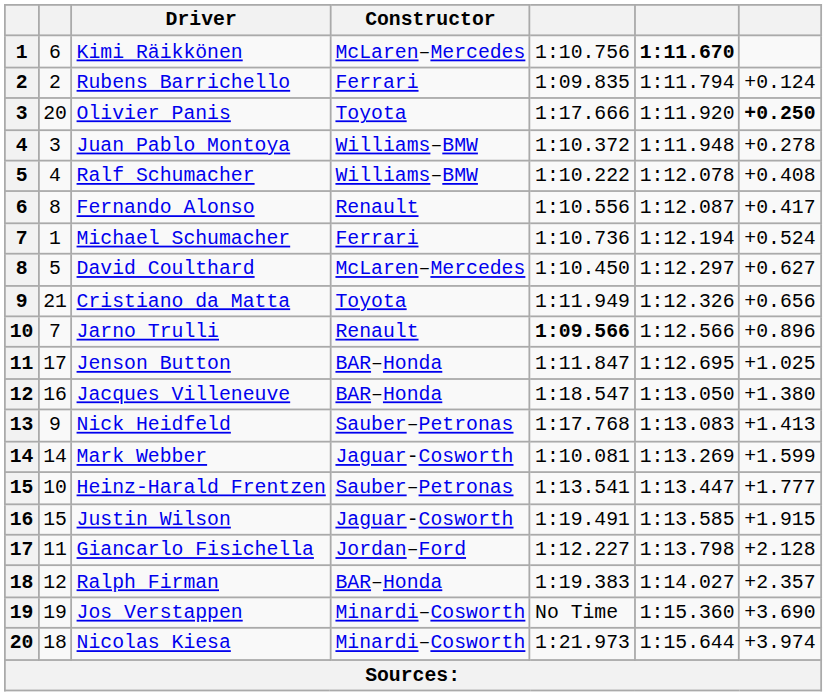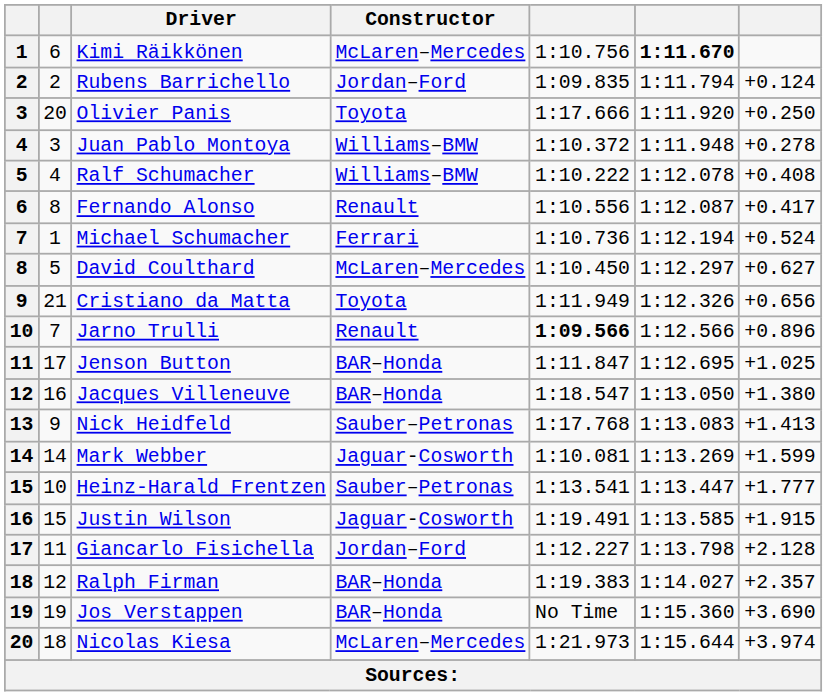(377, 83) Ferrari -> (401, 83) Jordan–Ford
(780, 114) bold -> (780, 114) normal
(430, 613) Minardi–Cosworth -> (389, 613) BAR–Honda
(430, 644) Minardi–Cosworth -> (430, 644) McLaren–Mercedes
